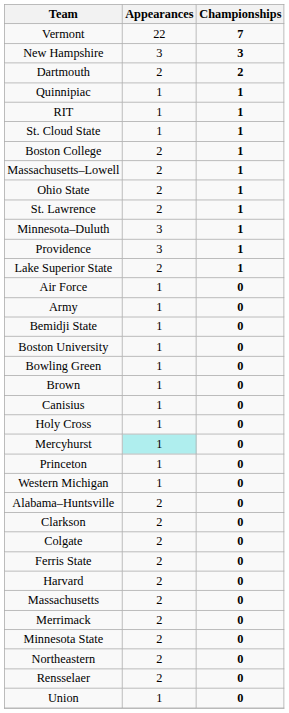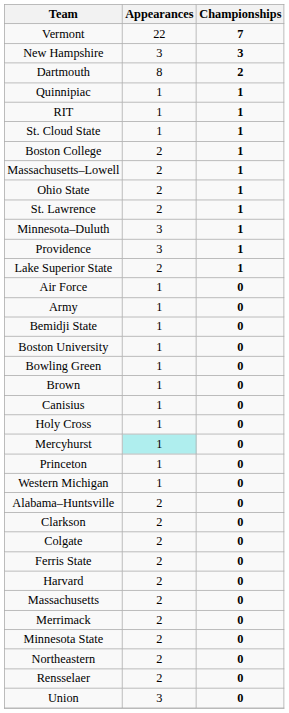(159, 72) 2 -> (159, 72) 8
(159, 698) 1 -> (159, 698) 3
